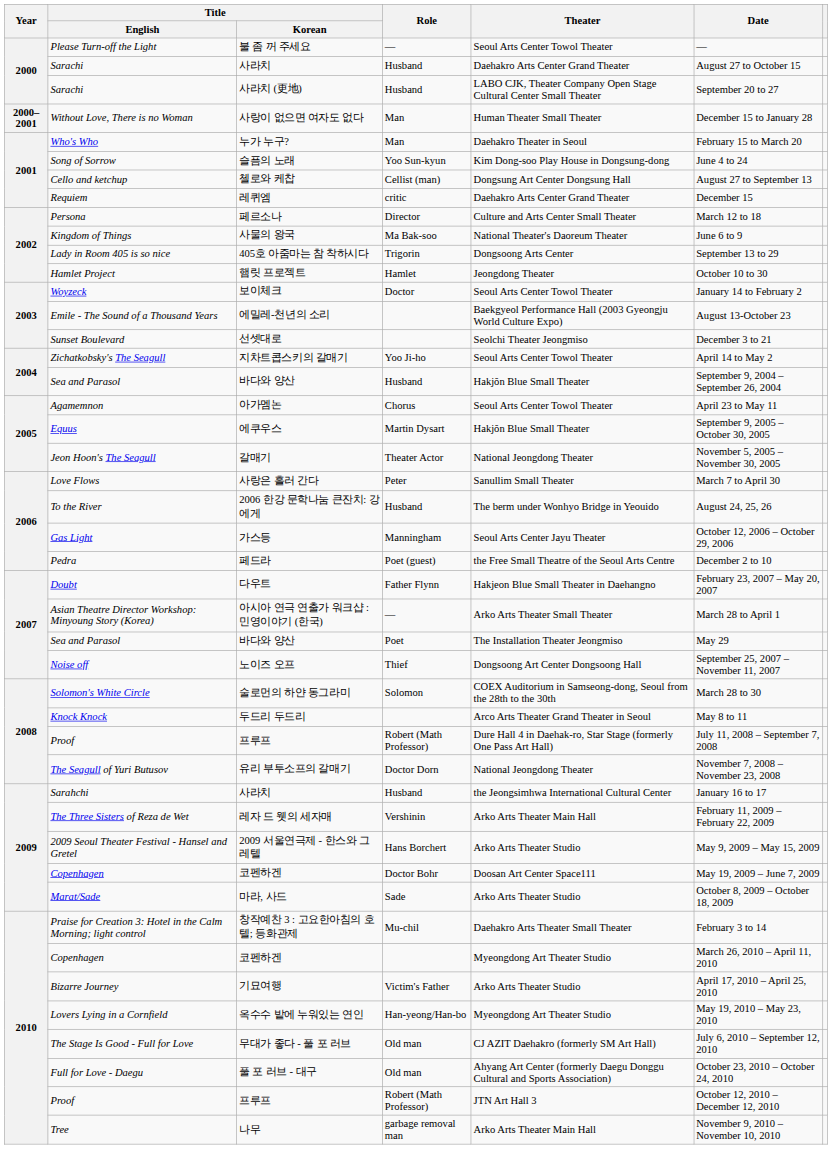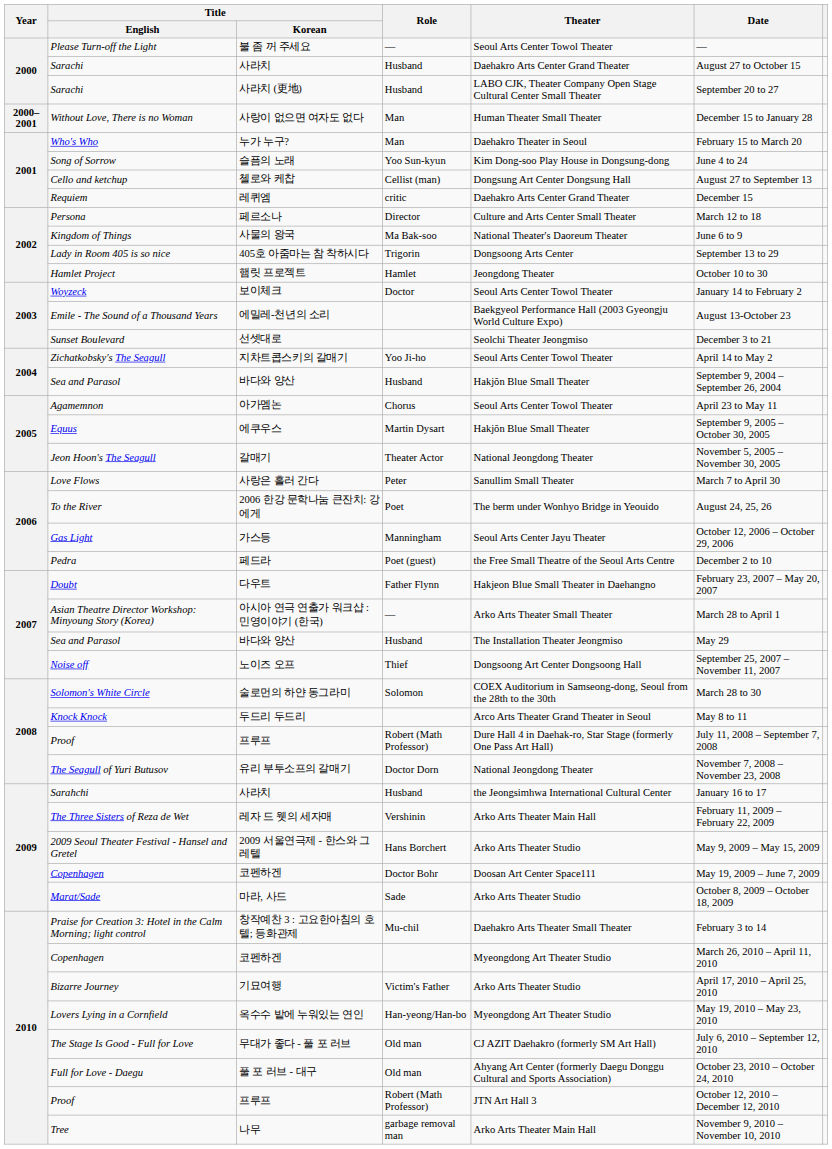(404, 506) Husband -> (394, 506) Poet
(394, 641) Poet -> (404, 641) Husband
